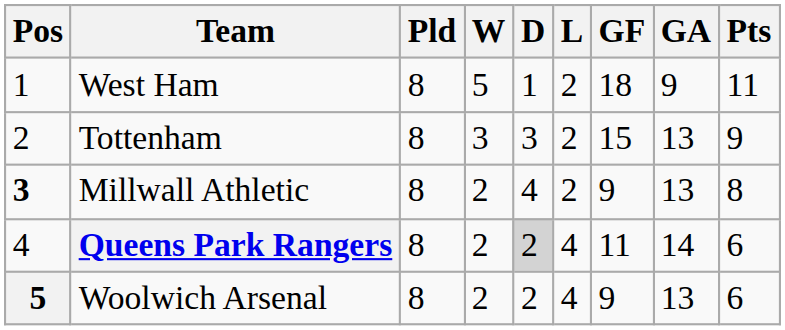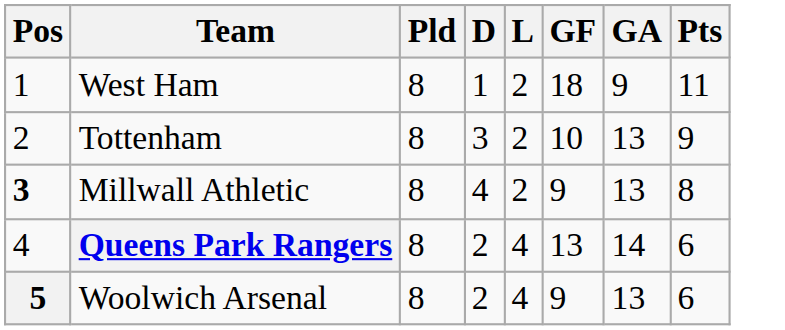- column: (489, 31)
(615, 137) 15 -> (566, 137) 10
(529, 244) lightgrey background -> (480, 244) no background
(615, 244) 11 -> (566, 244) 13
